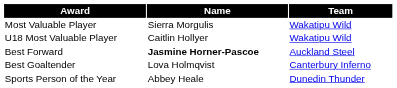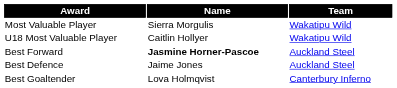+ row: (34, 65)
- row: (60, 78)
